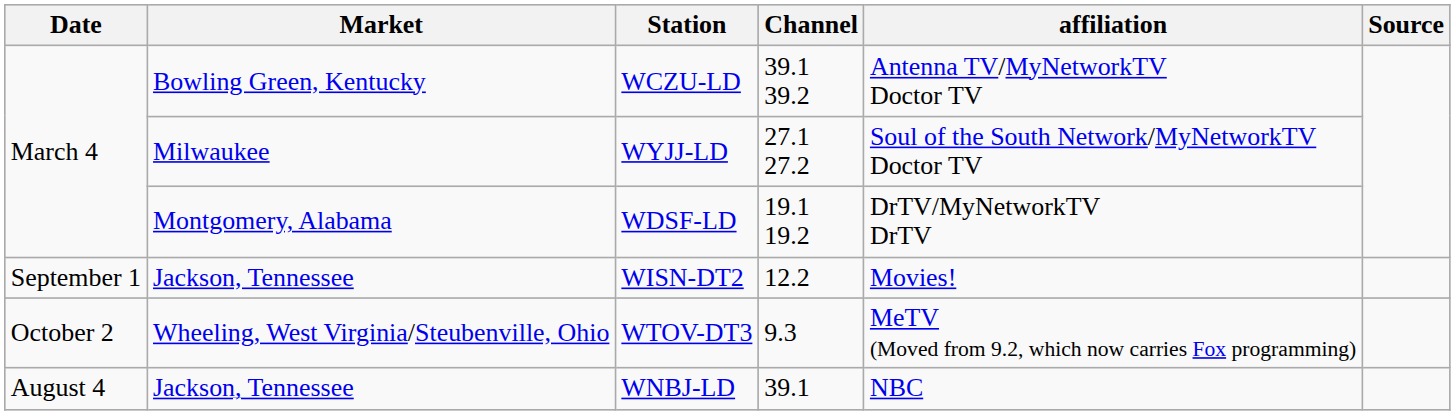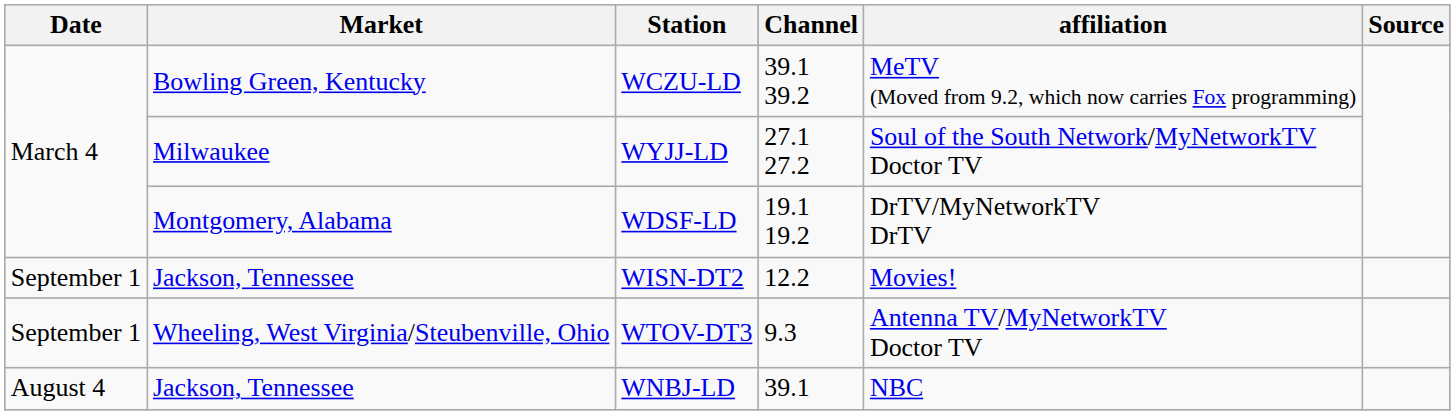(1018, 80) Antenna TV/MyNetworkTV Doctor TV -> (1113, 80) MeTV (Moved from 9.2, which now carries Fox programming)
(62, 332) October 2 -> (76, 332) September 1
(1113, 332) MeTV (Moved from 9.2, which now carries Fox programming) -> (1018, 332) Antenna TV/MyNetworkTV Doctor TV
